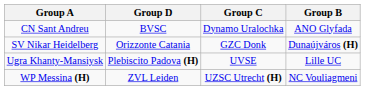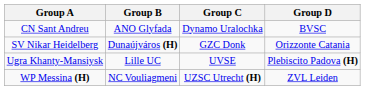columns swapped: (323, 12) <-> (153, 12)
